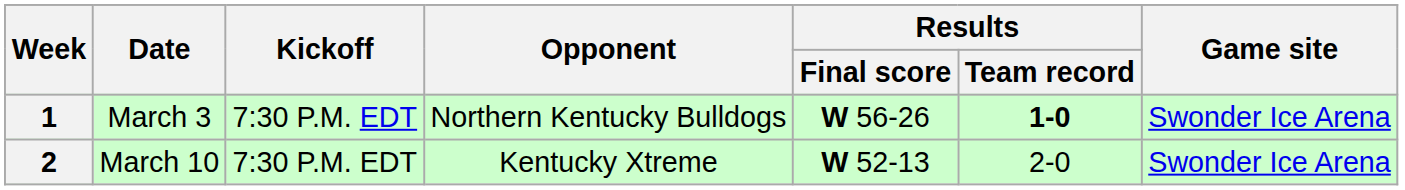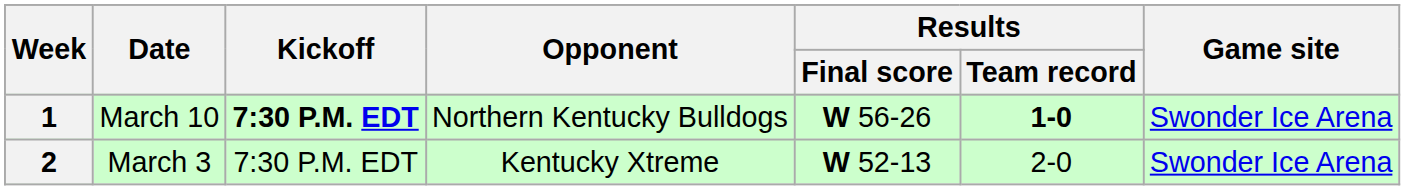(159, 116) March 3 -> (159, 116) March 10
(325, 116) normal -> (326, 116) bold
(159, 161) March 10 -> (159, 161) March 3
